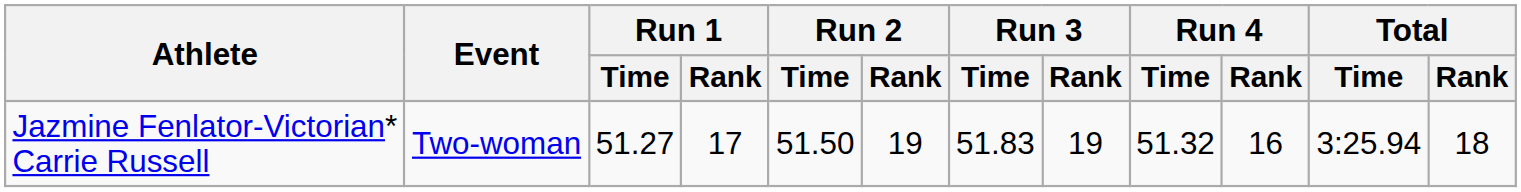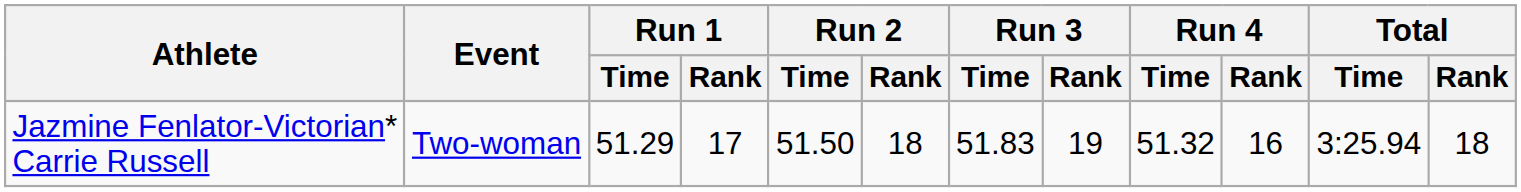(635, 144) 51.27 -> (635, 144) 51.29
(905, 144) 19 -> (905, 144) 18
